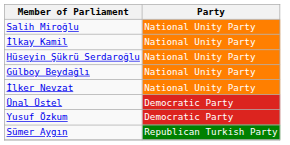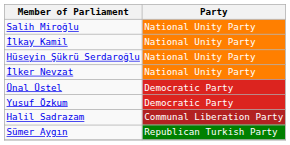- row: (48, 72)
+ row: (45, 117)
